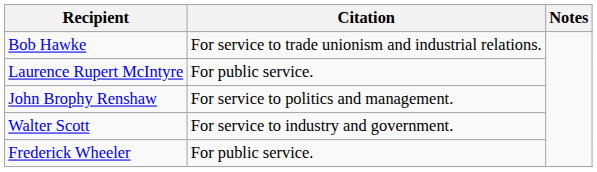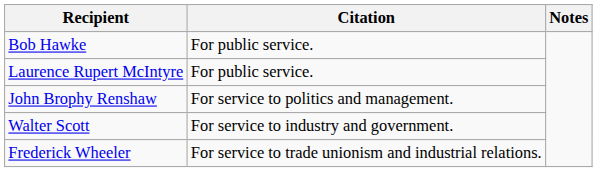(366, 45) For service to trade unionism and industrial relations. -> (252, 45) For public service.
(252, 153) For public service. -> (366, 153) For service to trade unionism and industrial relations.
